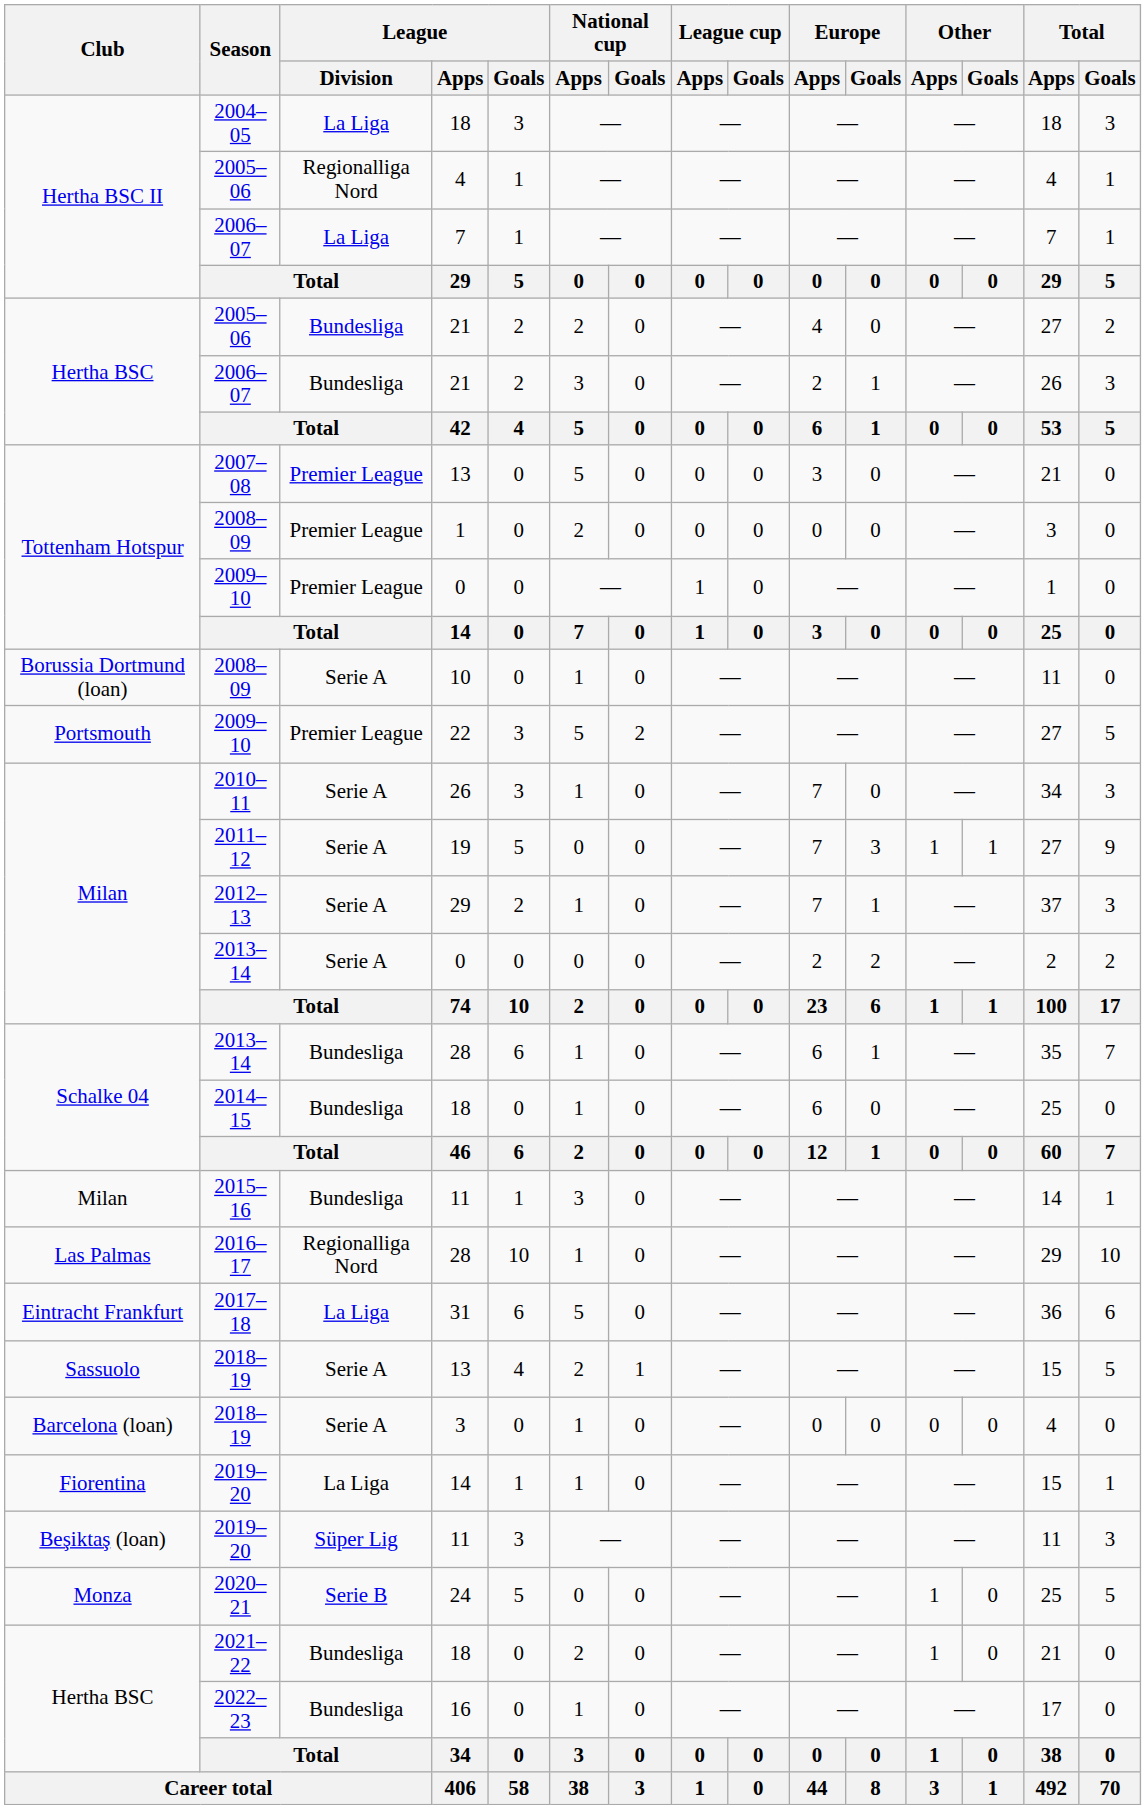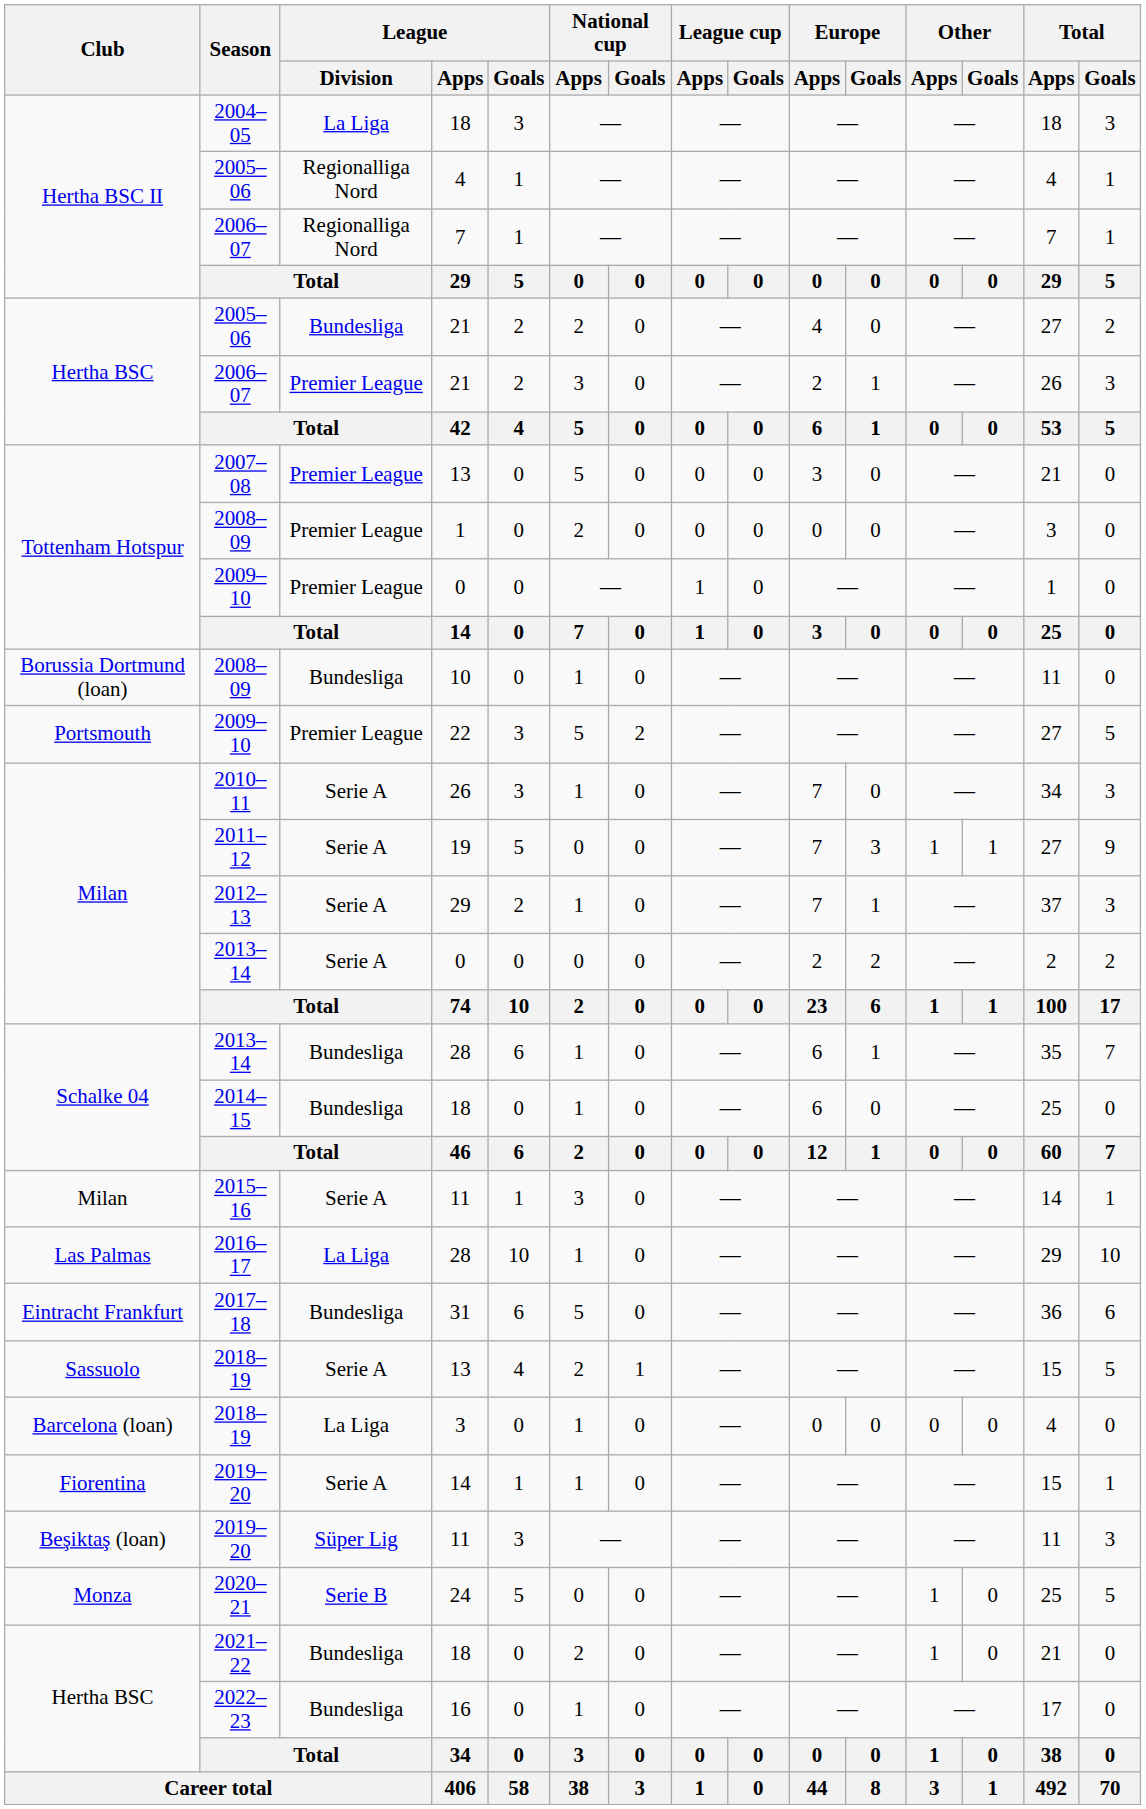(356, 236) La Liga -> (356, 236) Regionalliga Nord
(356, 383) Bundesliga -> (356, 383) Premier League
(356, 677) Serie A -> (356, 677) Bundesliga
(356, 1198) Bundesliga -> (356, 1198) Serie A
(356, 1255) Regionalliga Nord -> (356, 1255) La Liga
(356, 1311) La Liga -> (356, 1311) Bundesliga
(356, 1425) Serie A -> (356, 1425) La Liga
(356, 1482) La Liga -> (356, 1482) Serie A
